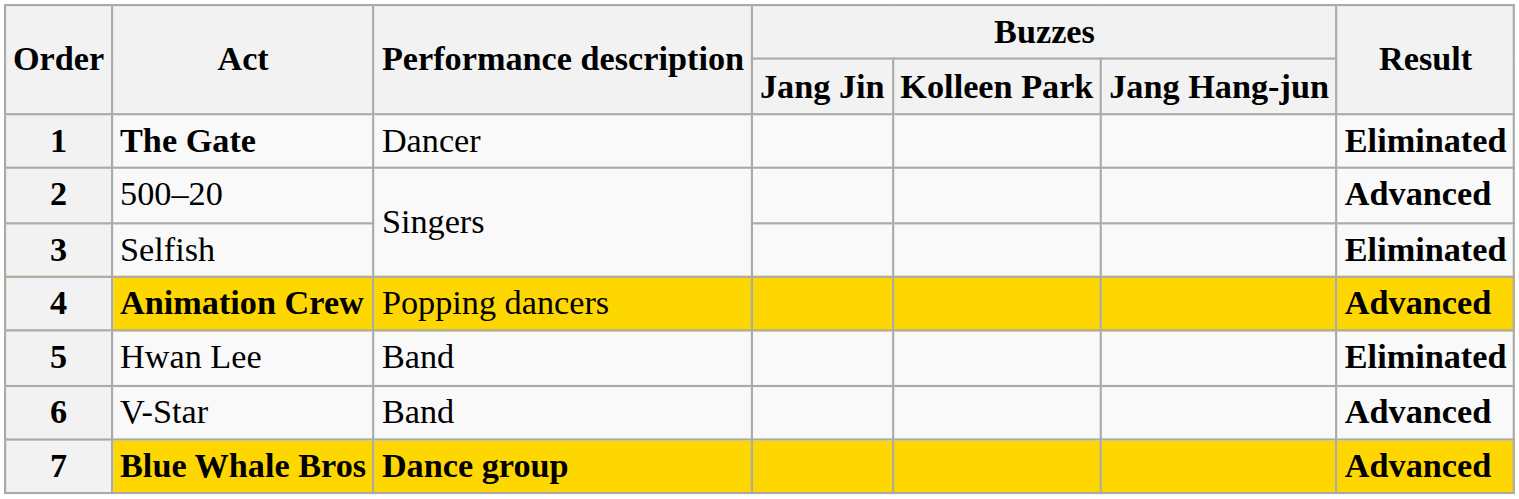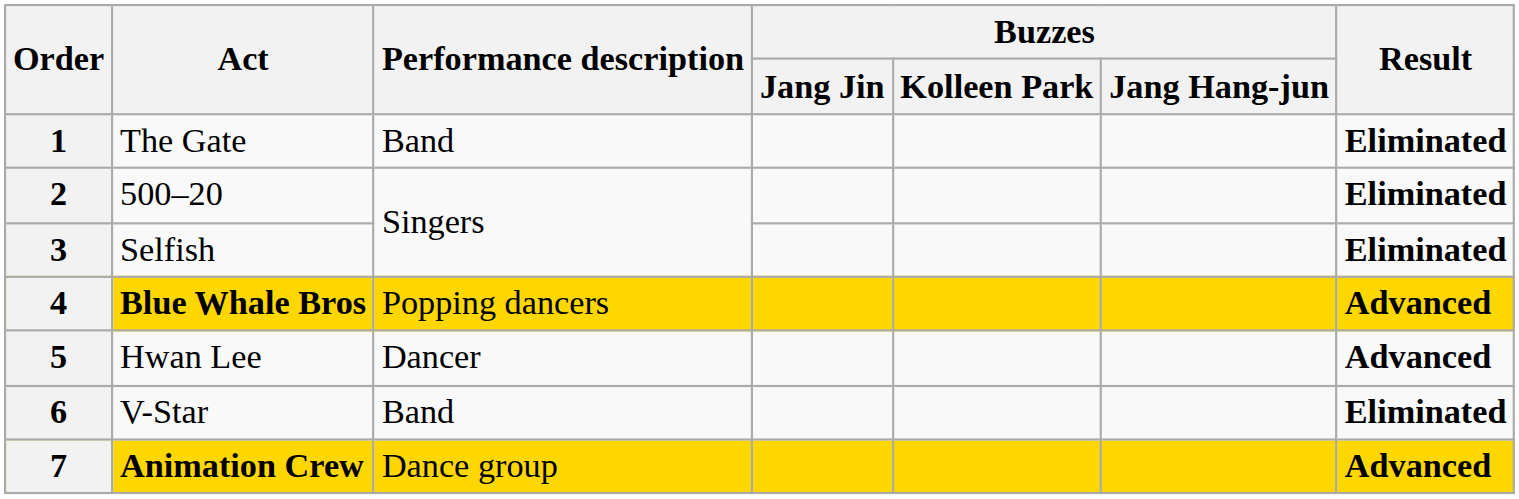(188, 140) bold -> (183, 140) normal
(431, 140) Dancer -> (418, 140) Band
(1418, 194) Advanced -> (1426, 194) Eliminated
(242, 303) Animation Crew -> (243, 303) Blue Whale Bros
(418, 357) Band -> (431, 357) Dancer
(1426, 357) Eliminated -> (1418, 357) Advanced
(1418, 411) Advanced -> (1426, 411) Eliminated
(243, 466) Blue Whale Bros -> (242, 466) Animation Crew
(475, 466) bold -> (470, 466) normal
